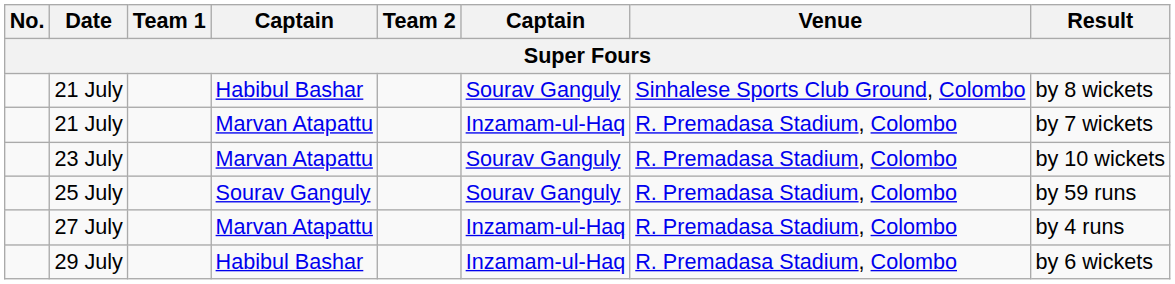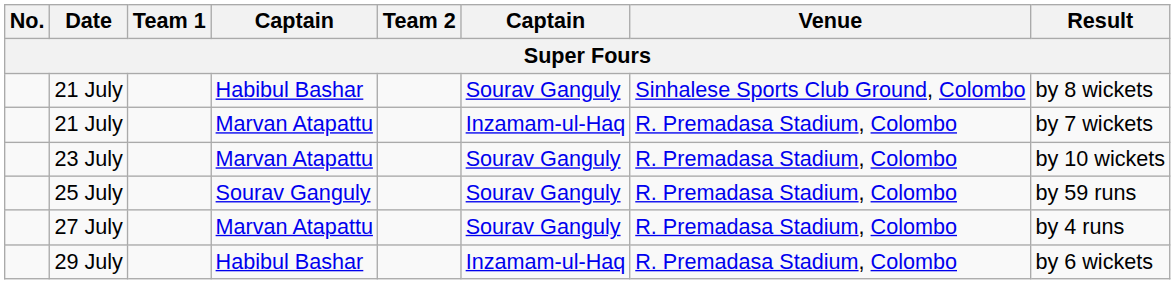(545, 227) Inzamam-ul-Haq -> (543, 227) Sourav Ganguly
